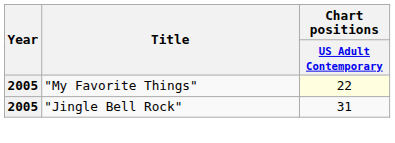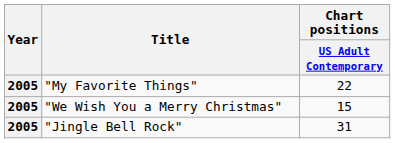(344, 86) lightyellow background -> (344, 86) no background
+ row: (163, 107)
